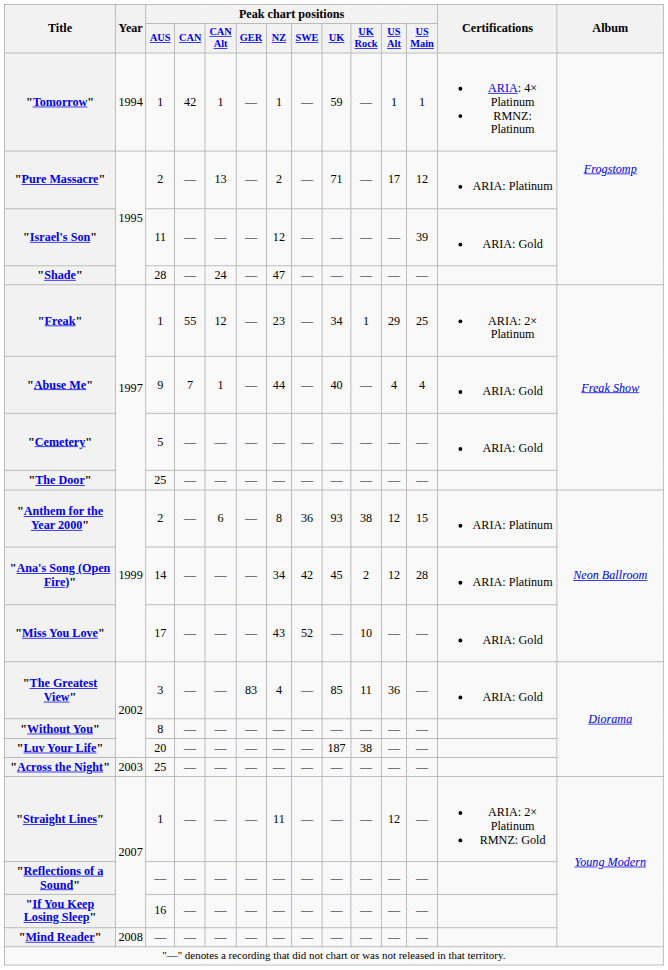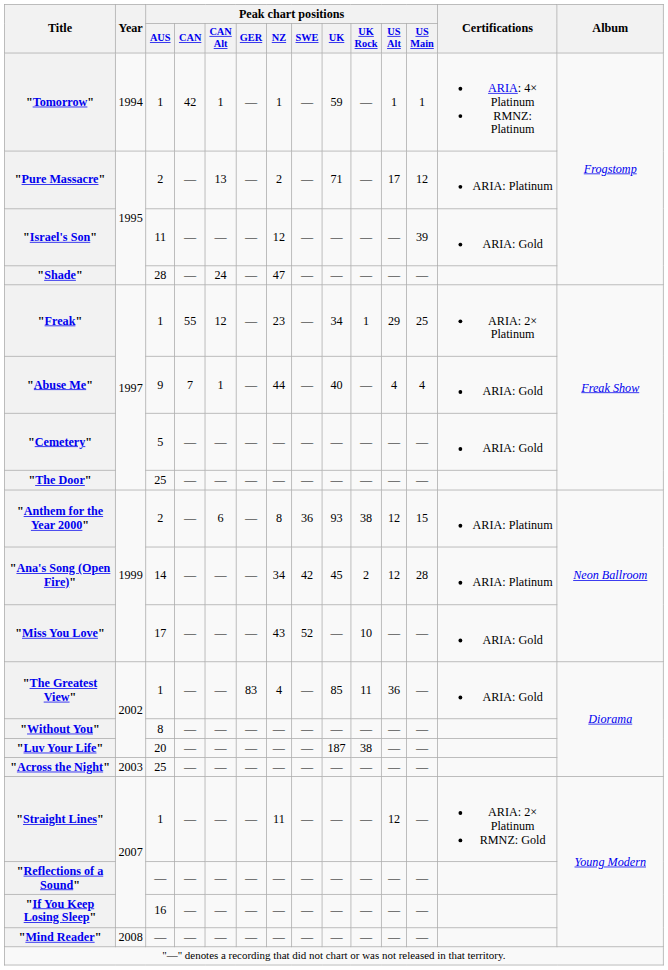(160, 690) 3 -> (160, 690) 1
